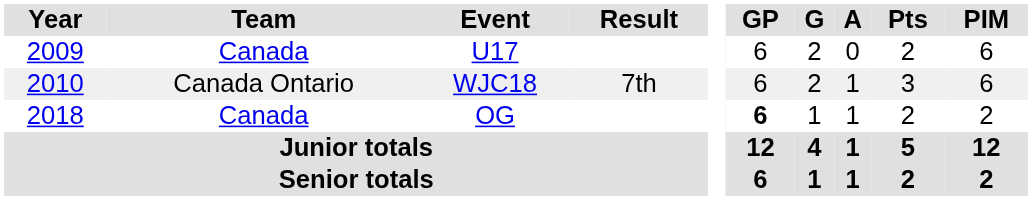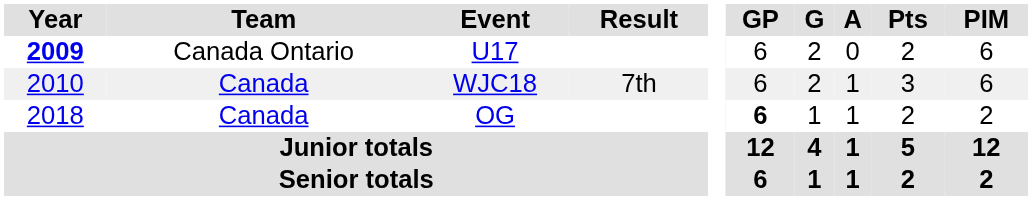(55, 51) normal -> (55, 51) bold
(264, 51) Canada -> (264, 51) Canada Ontario
(264, 83) Canada Ontario -> (264, 83) Canada
